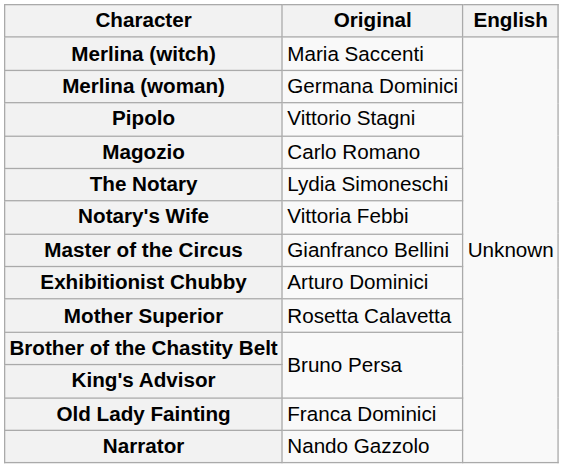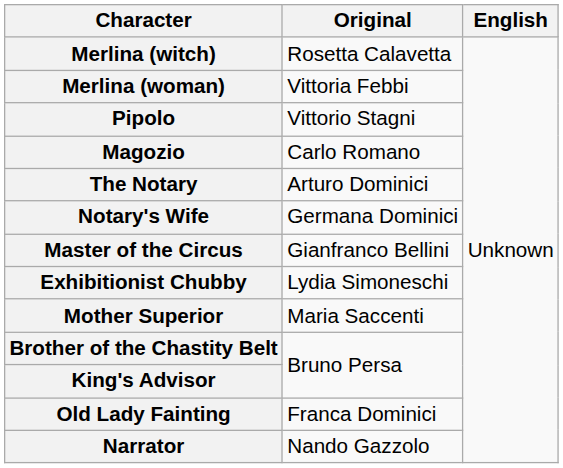(356, 53) Maria Saccenti -> (369, 53) Rosetta Calavetta
(373, 86) Germana Dominici -> (348, 86) Vittoria Febbi
(368, 184) Lydia Simoneschi -> (358, 184) Arturo Dominici
(348, 217) Vittoria Febbi -> (373, 217) Germana Dominici
(358, 282) Arturo Dominici -> (368, 282) Lydia Simoneschi
(369, 315) Rosetta Calavetta -> (356, 315) Maria Saccenti
